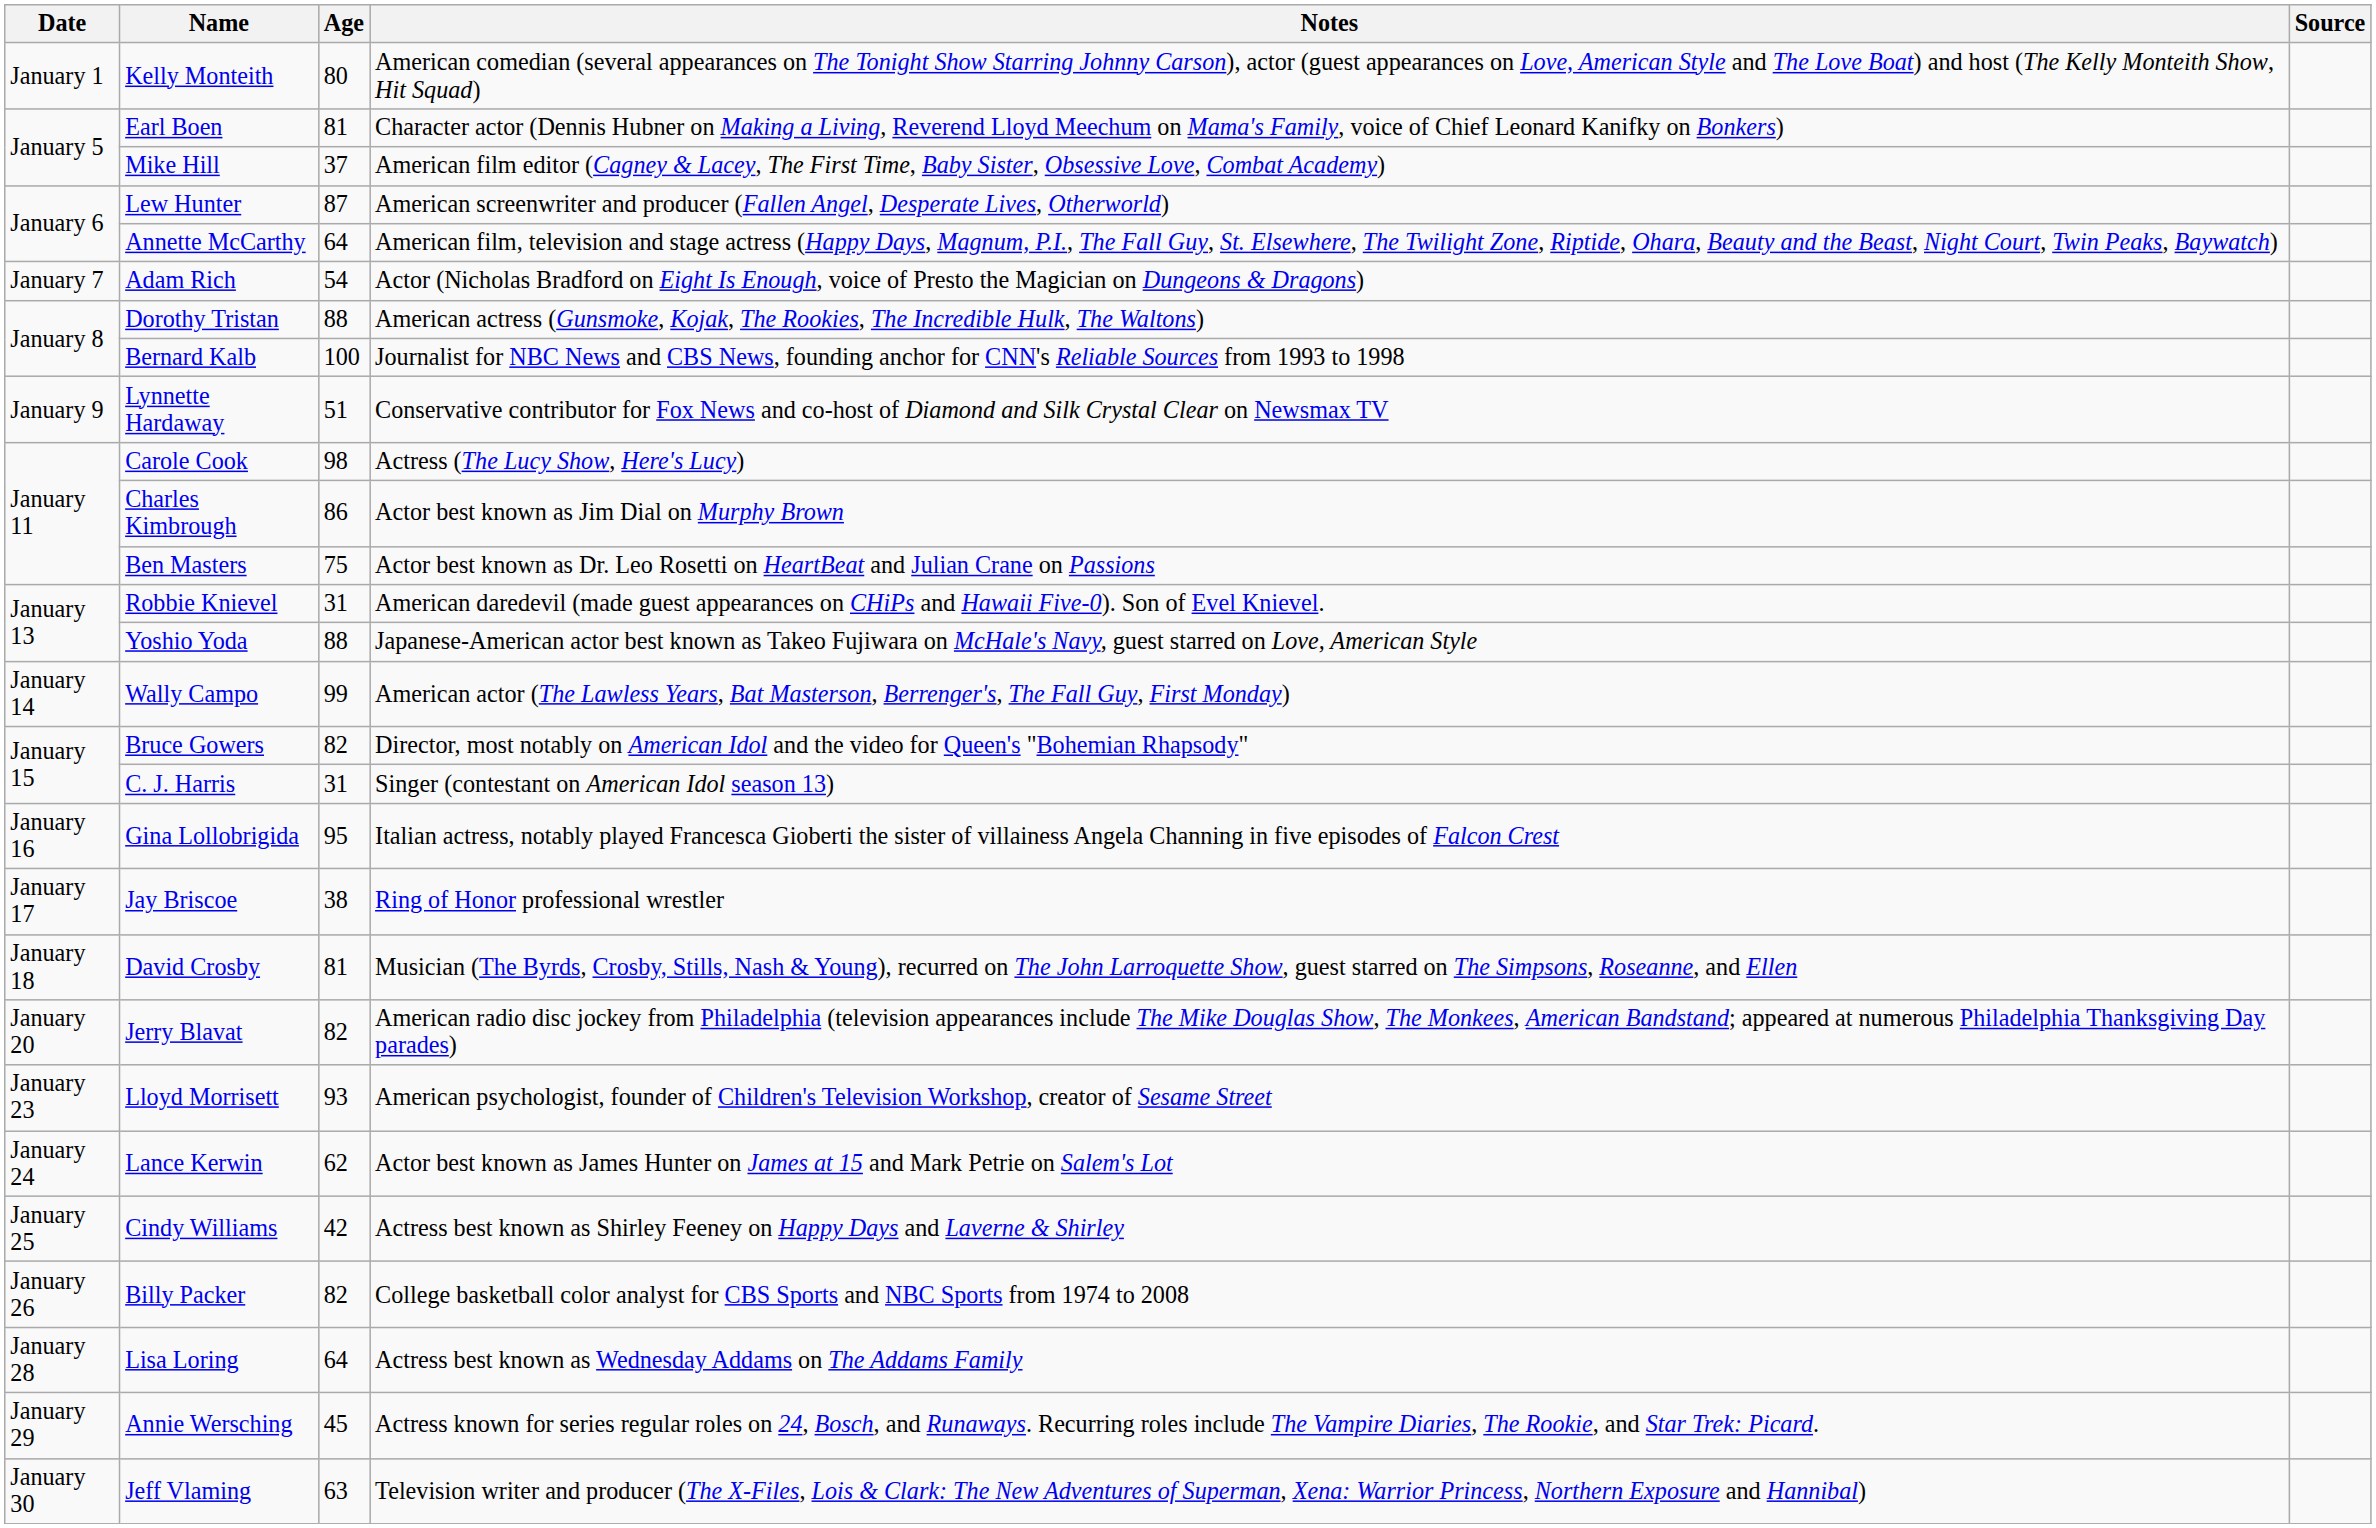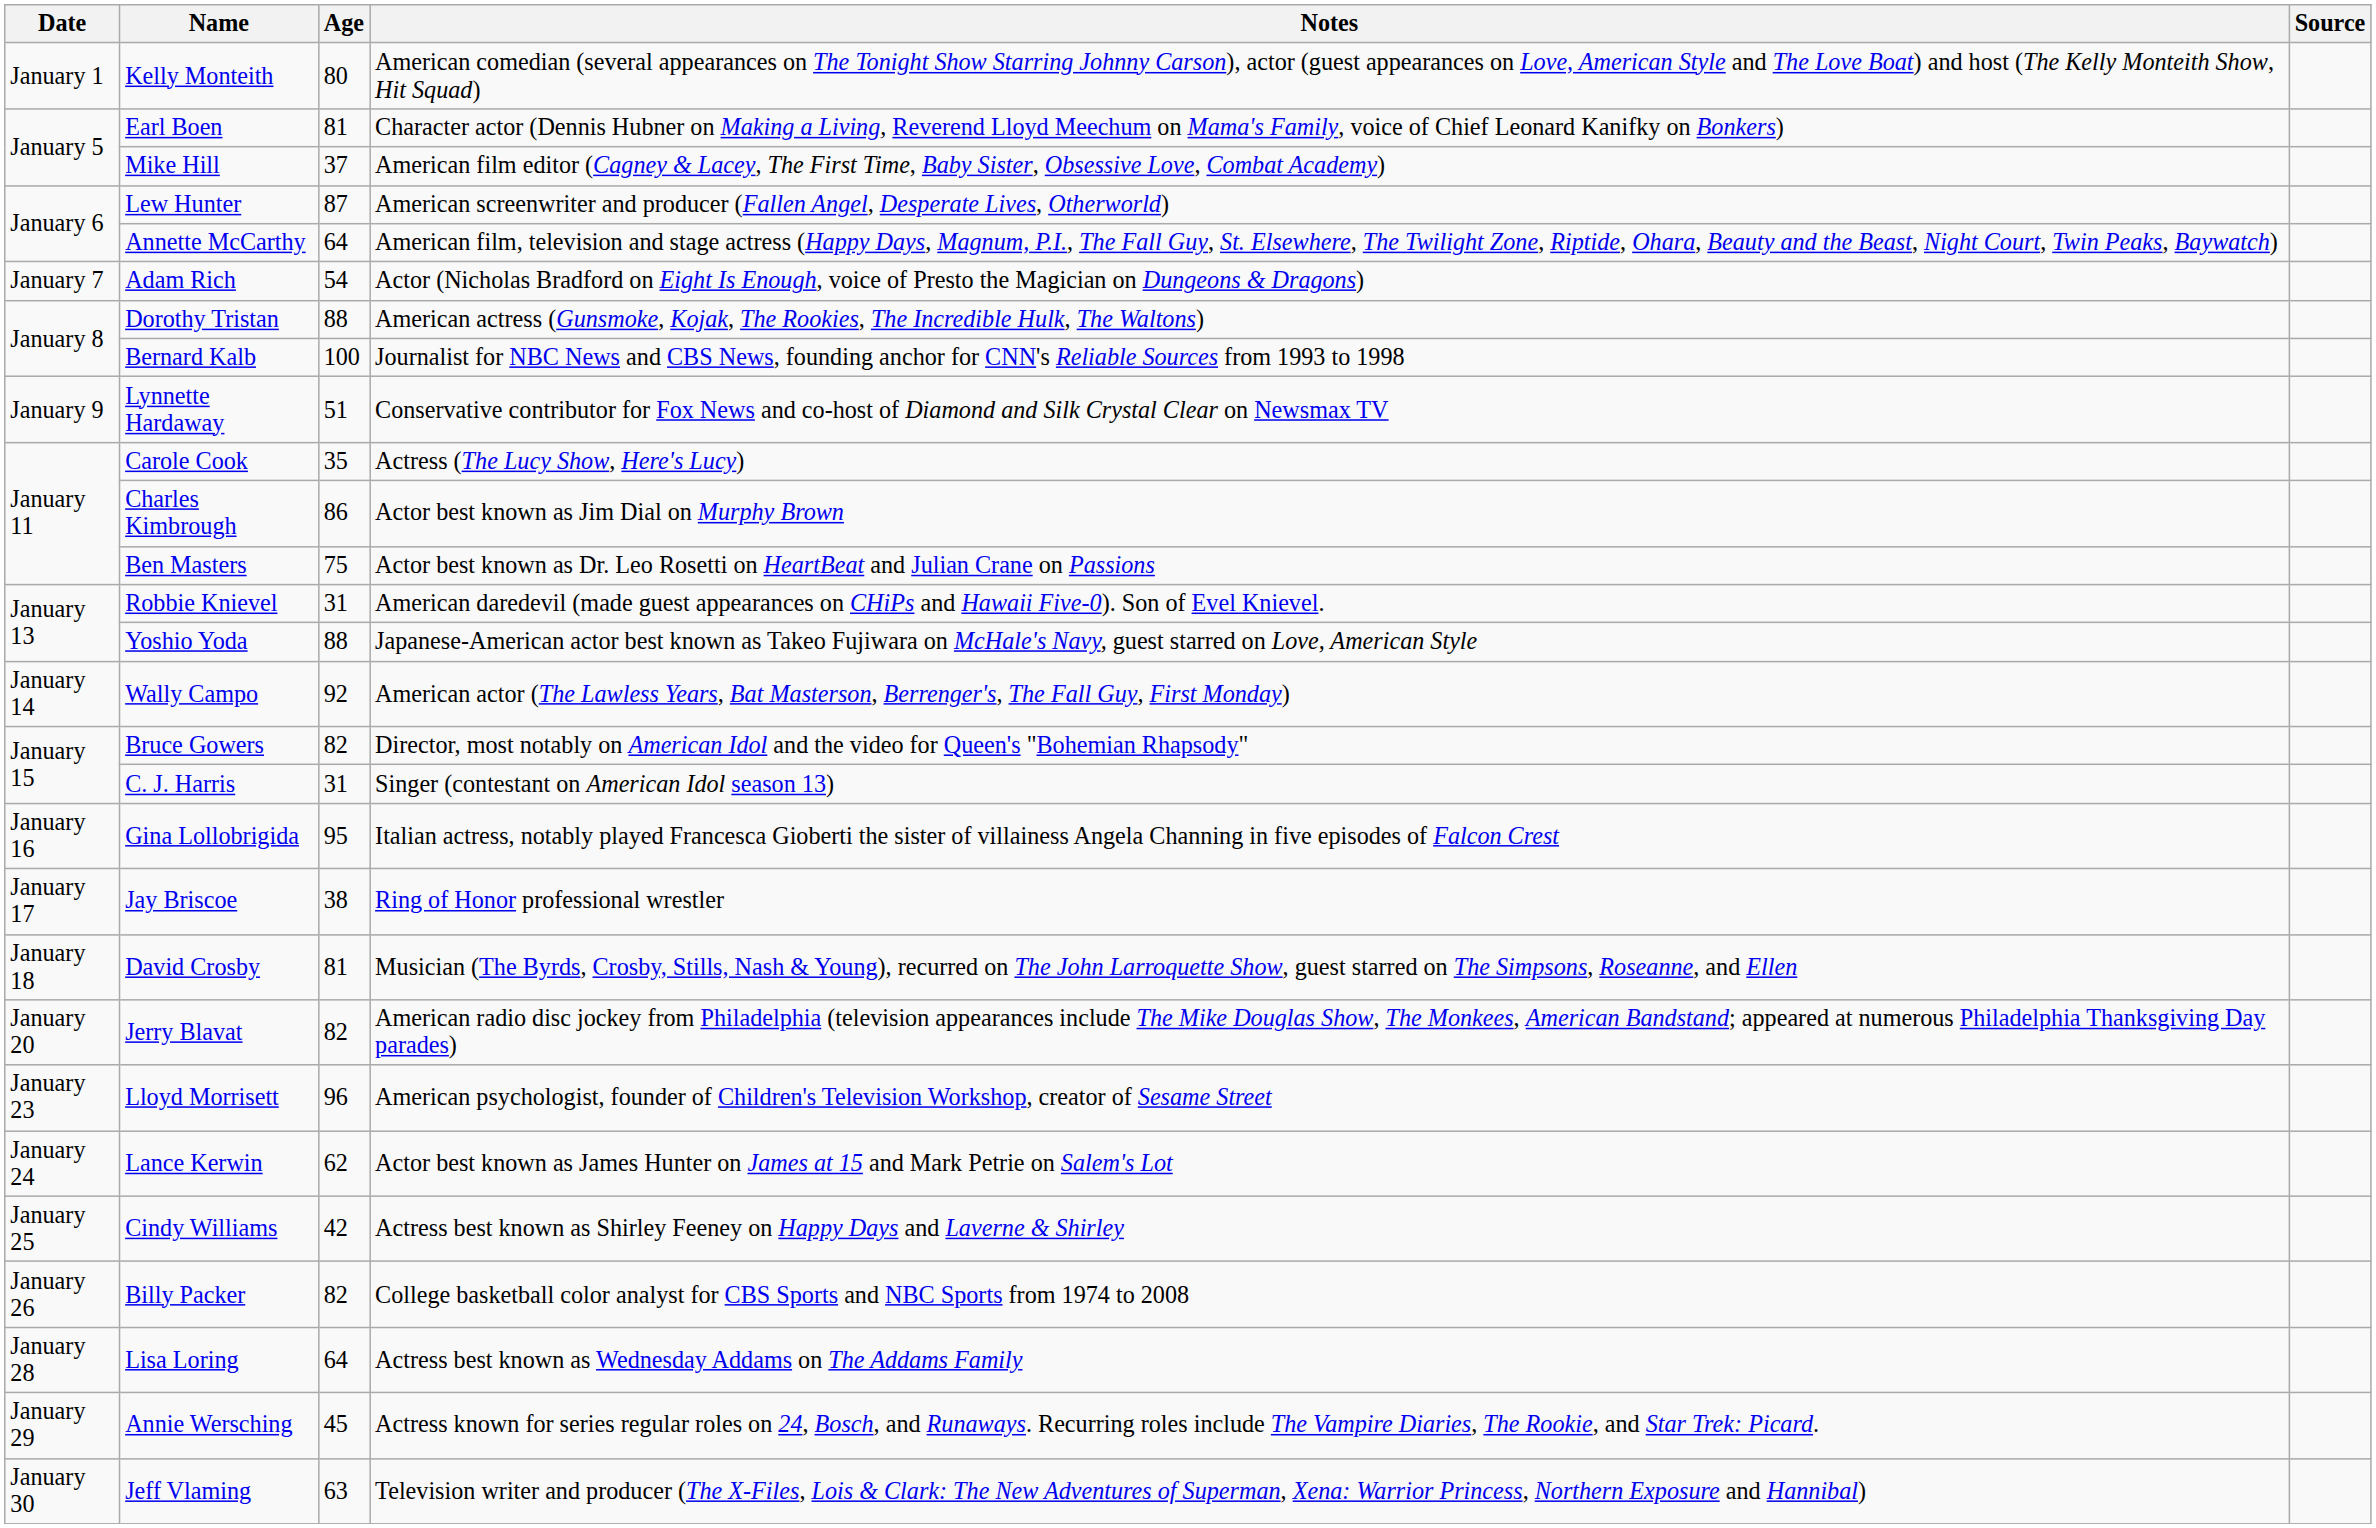(336, 461) 98 -> (336, 461) 35
(336, 693) 99 -> (336, 693) 92
(336, 1097) 93 -> (336, 1097) 96
